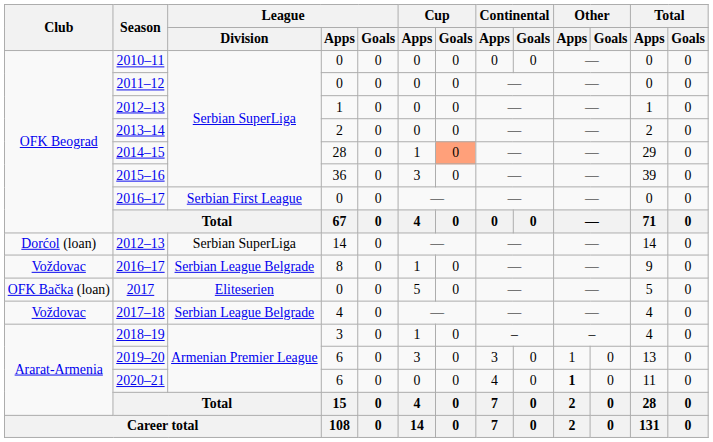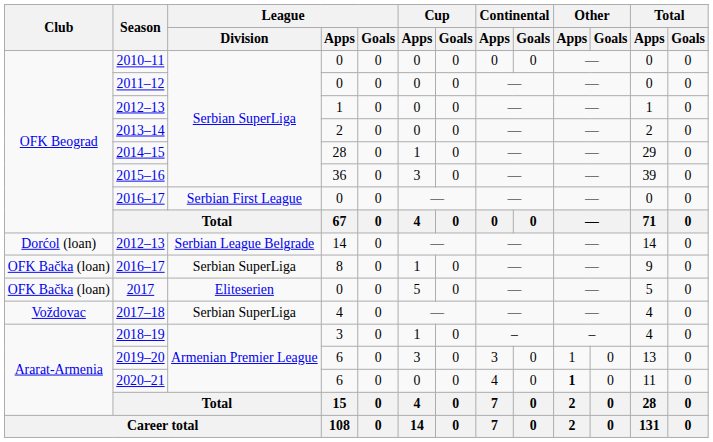(456, 153) lightsalmon background -> (456, 153) no background
(244, 244) Serbian SuperLiga -> (244, 244) Serbian League Belgrade
(59, 267) Voždovac -> (59, 267) OFK Bačka (loan)
(244, 267) Serbian League Belgrade -> (244, 267) Serbian SuperLiga
(244, 312) Serbian League Belgrade -> (244, 312) Serbian SuperLiga
